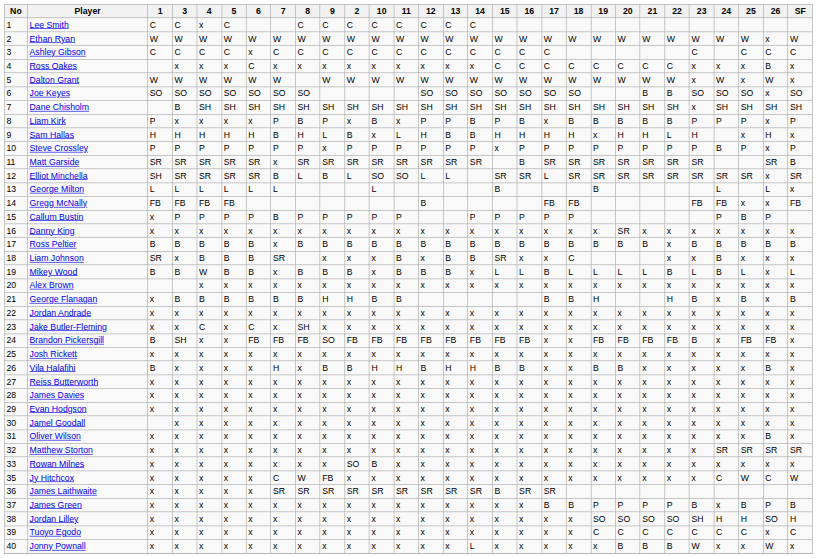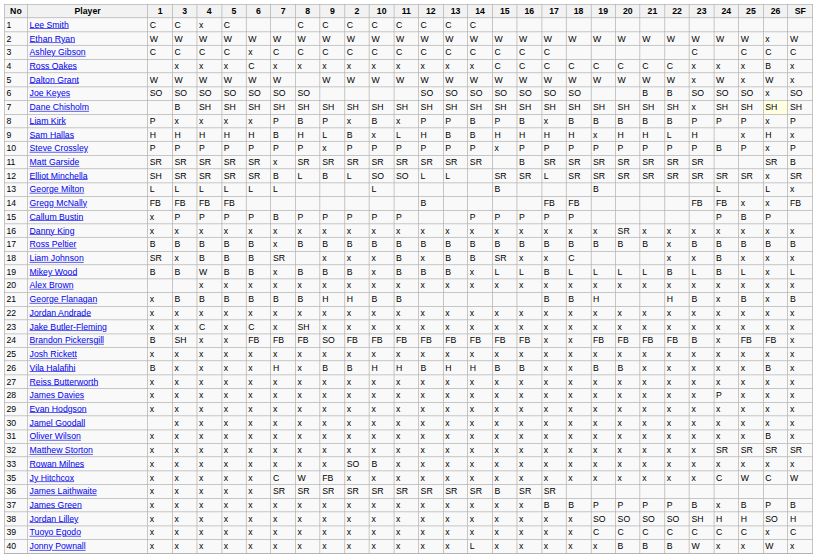(771, 107) no background -> (771, 107) lightyellow background
(718, 395) x -> (719, 395) P
